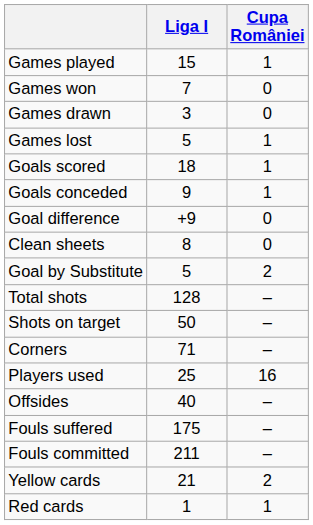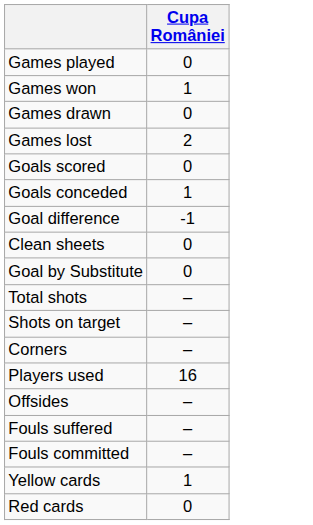- column: (187, 26)
(267, 62) 1 -> (188, 62) 0
(267, 88) 0 -> (188, 88) 1
(267, 140) 1 -> (188, 140) 2
(267, 166) 1 -> (188, 166) 0
(267, 219) 0 -> (188, 219) -1
(267, 271) 2 -> (188, 271) 0
(267, 480) 2 -> (188, 480) 1
(267, 506) 1 -> (188, 506) 0
